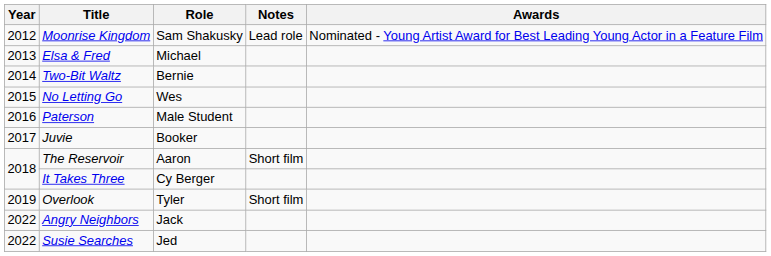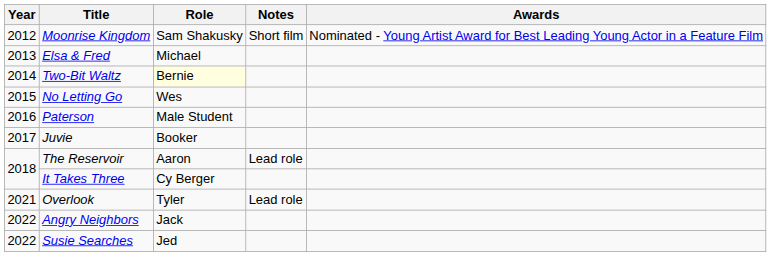(276, 35) Lead role -> (276, 35) Short film
(175, 76) no background -> (175, 76) lightyellow background
(276, 158) Short film -> (276, 158) Lead role
(22, 199) 2019 -> (22, 199) 2021
(276, 199) Short film -> (276, 199) Lead role
